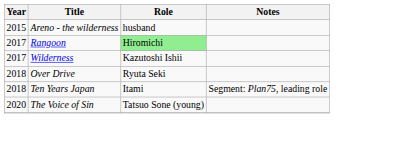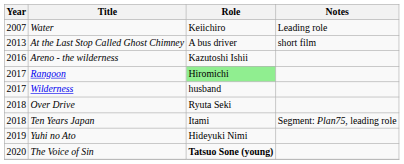+ row: (42, 27)
+ row: (107, 43)
(16, 27) 2015 -> (16, 58) 2016
(139, 27) husband -> (218, 58) Kazutoshi Ishii
(152, 58) Kazutoshi Ishii -> (205, 89) husband
+ row: (53, 136)
(163, 105) normal -> (231, 151) bold
